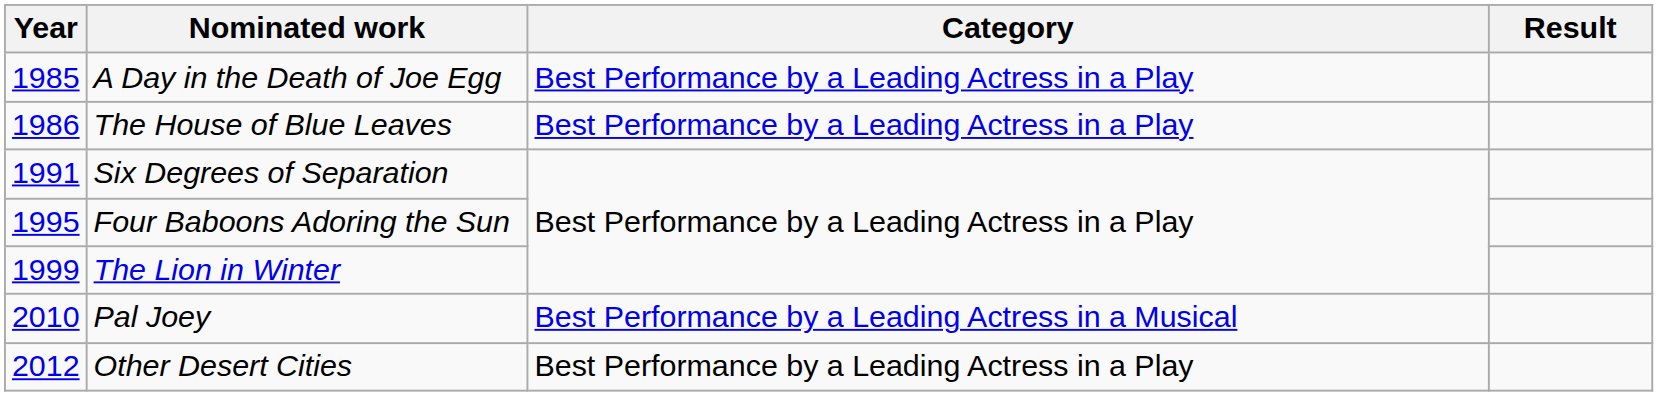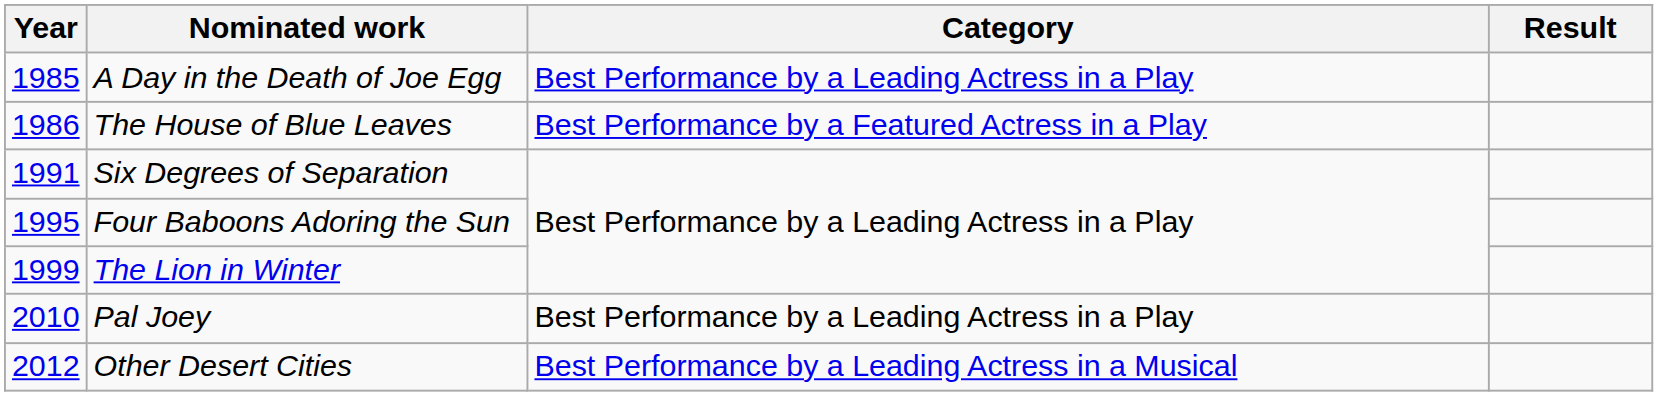(864, 125) Best Performance by a Leading Actress in a Play -> (871, 125) Best Performance by a Featured Actress in a Play
(886, 317) Best Performance by a Leading Actress in a Musical -> (864, 317) Best Performance by a Leading Actress in a Play
(864, 366) Best Performance by a Leading Actress in a Play -> (886, 366) Best Performance by a Leading Actress in a Musical
